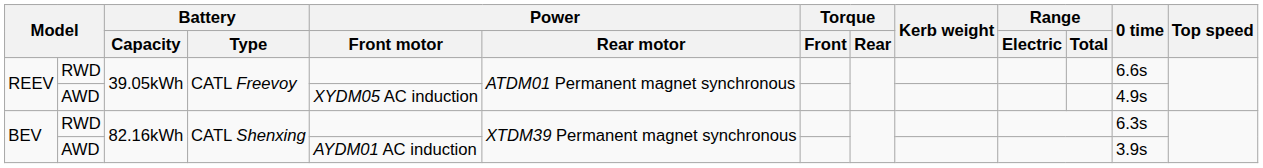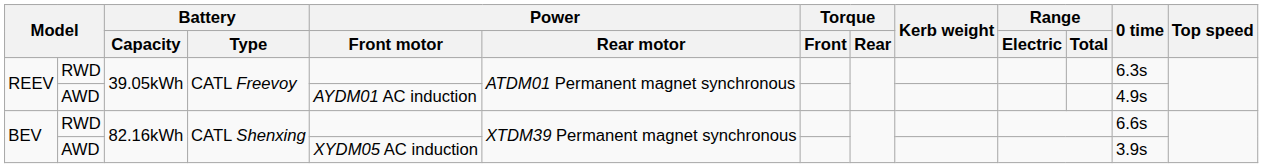(1132, 70) 6.6s -> (1132, 70) 6.3s
(396, 96) XYDM05 AC induction -> (395, 96) AYDM01 AC induction
(1132, 123) 6.3s -> (1132, 123) 6.6s
(395, 149) AYDM01 AC induction -> (396, 149) XYDM05 AC induction
